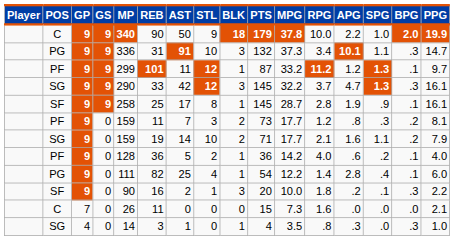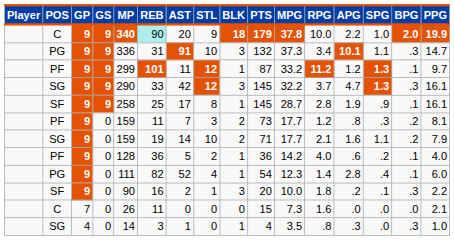(157, 34) no background -> (157, 34) paleturquoise background
(185, 34) 50 -> (185, 34) 20
(185, 174) 25 -> (185, 174) 52
(291, 174) 12.2 -> (291, 174) 12.3
